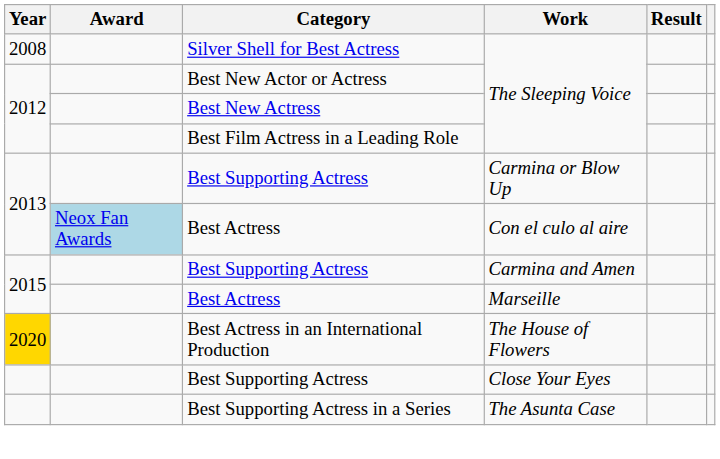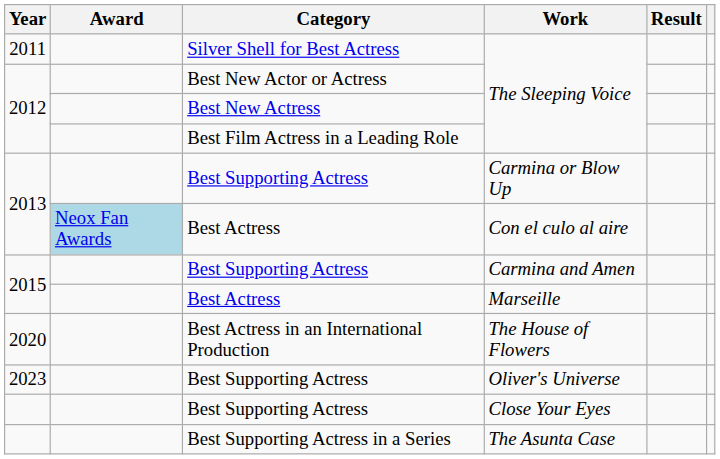(28, 49) 2008 -> (28, 49) 2011
(28, 339) gold background -> (28, 339) no background
+ row: (278, 379)
